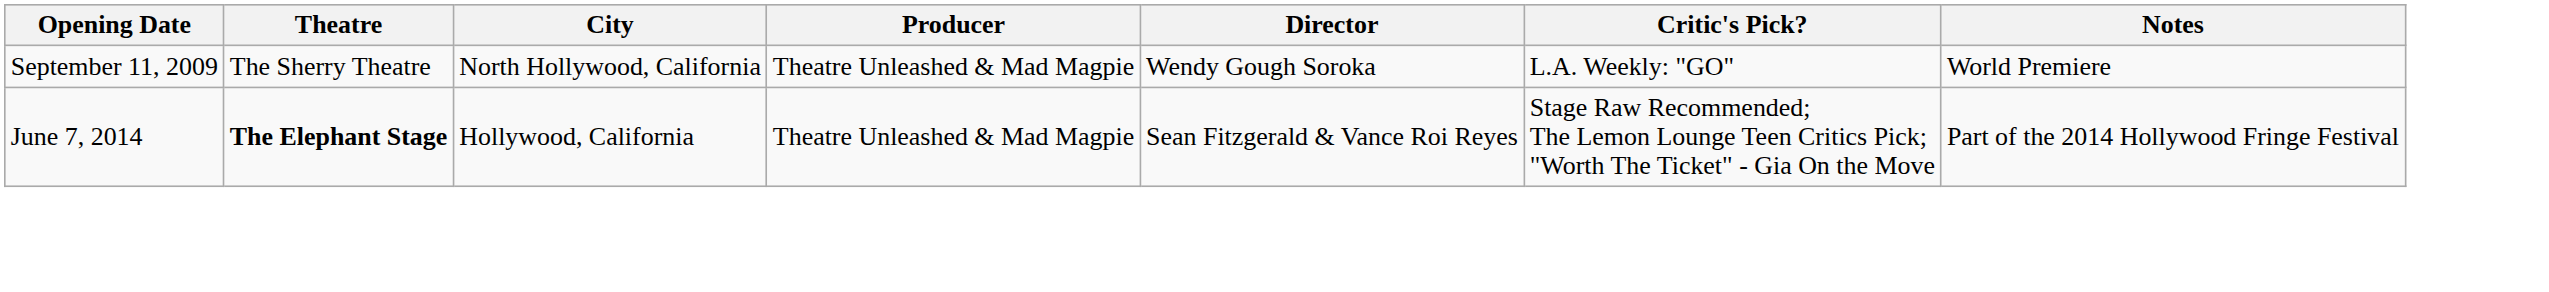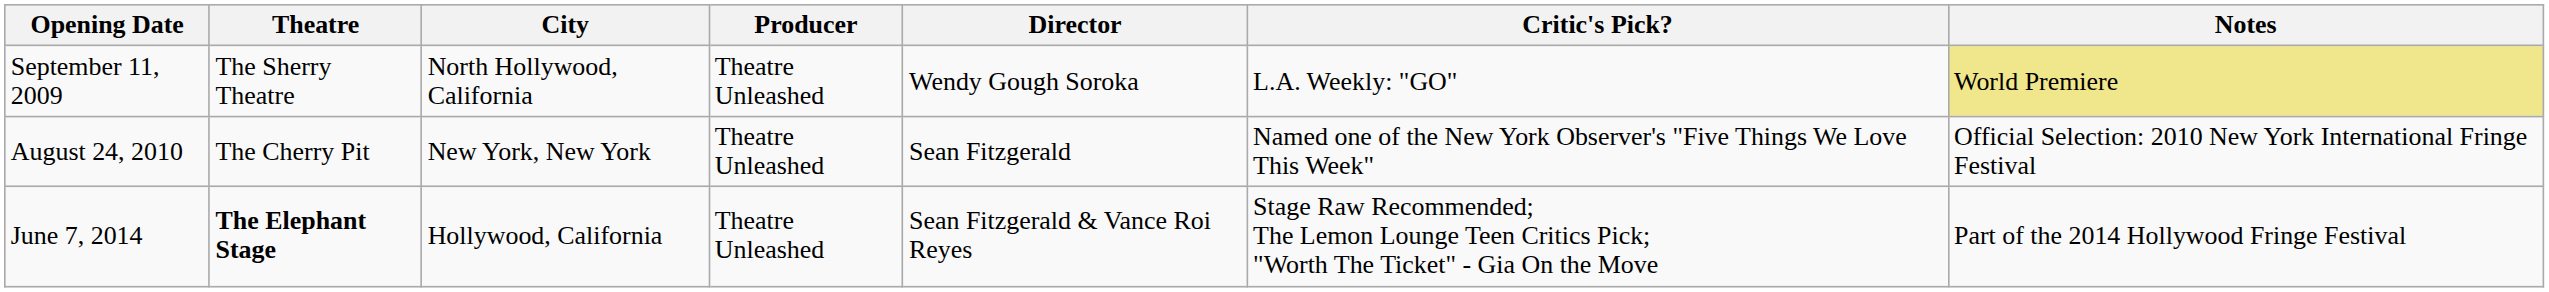(953, 66) Theatre Unleashed & Mad Magpie -> (769, 80) Theatre Unleashed
(2029, 66) no background -> (2036, 80) khaki background
+ row: (97, 151)
(953, 136) Theatre Unleashed & Mad Magpie -> (769, 235) Theatre Unleashed
